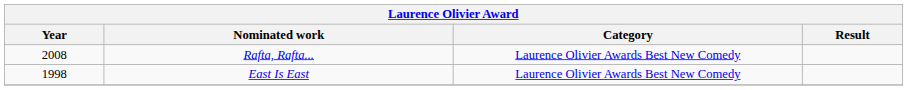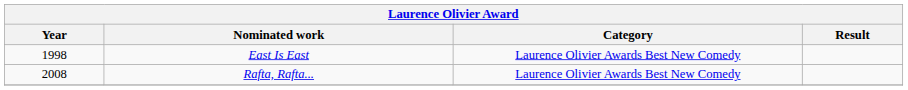rows swapped: (279, 74) <-> (279, 54)
